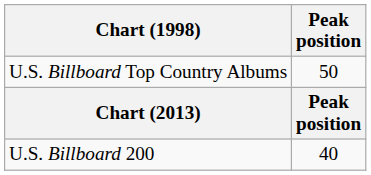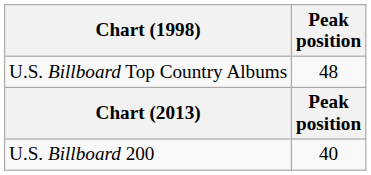(329, 71) 50 -> (329, 71) 48
